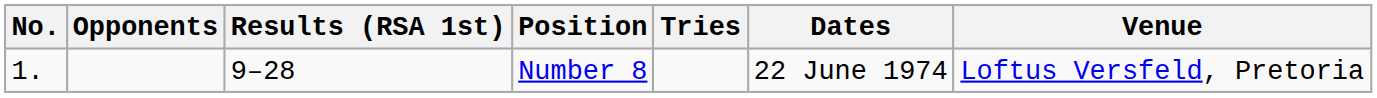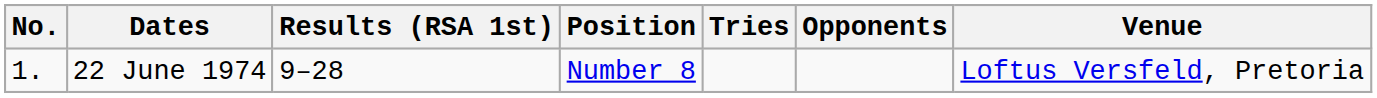columns swapped: (145, 27) <-> (851, 27)
